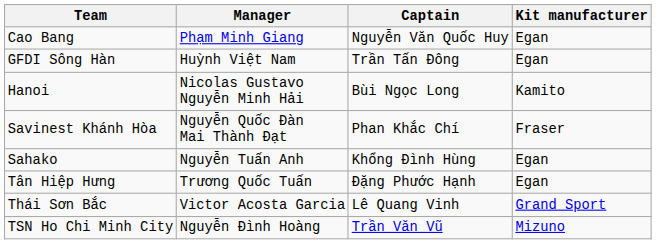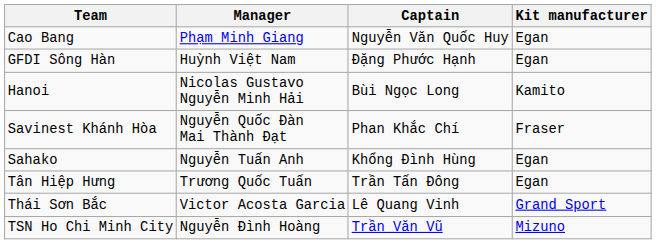(405, 61) Trần Tấn Đông -> (414, 61) Đặng Phước Hạnh
(414, 182) Đặng Phước Hạnh -> (405, 182) Trần Tấn Đông
